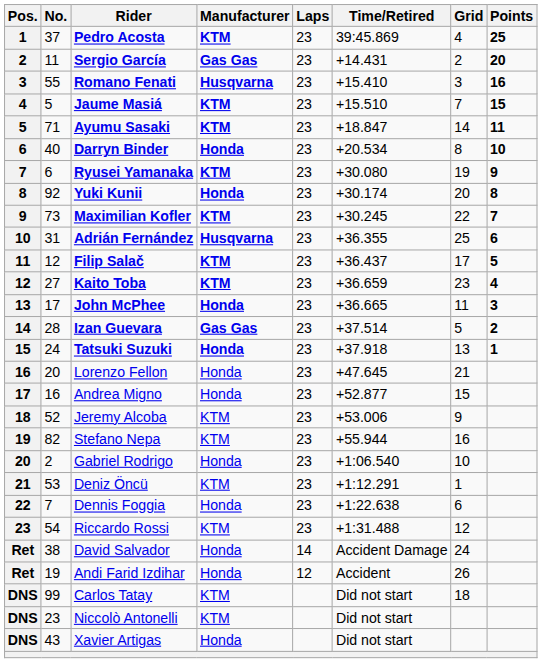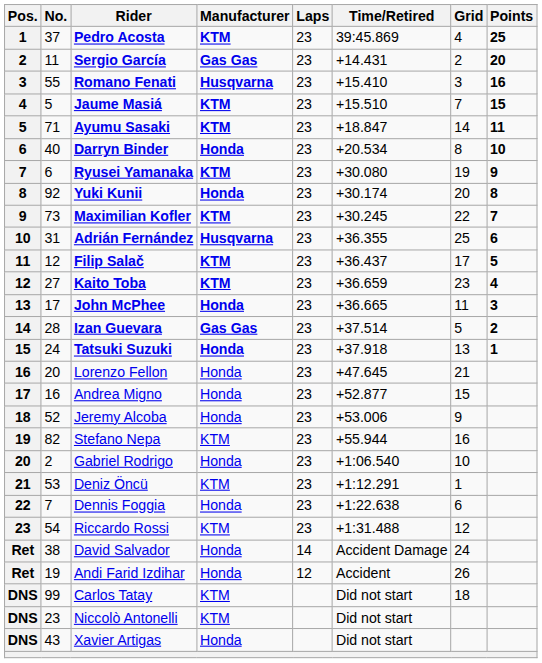(215, 417) KTM -> (221, 417) Honda
